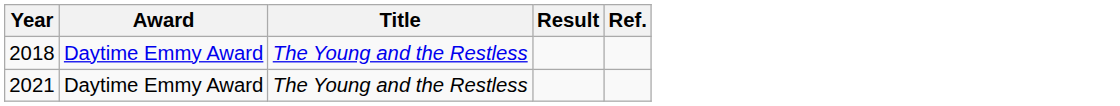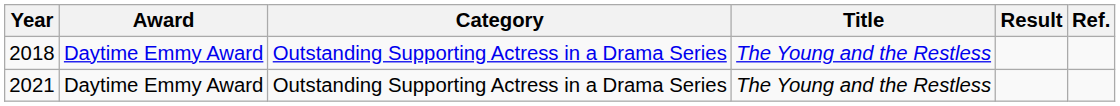+ column: (500, 20)
